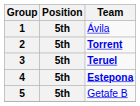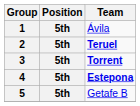(105, 45) Torrent -> (102, 45) Teruel
(102, 61) Teruel -> (105, 61) Torrent
